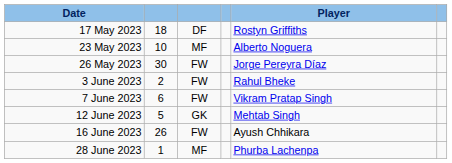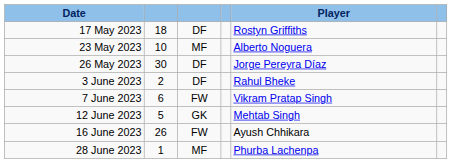(199, 64) FW -> (199, 64) DF
(199, 81) FW -> (199, 81) DF
